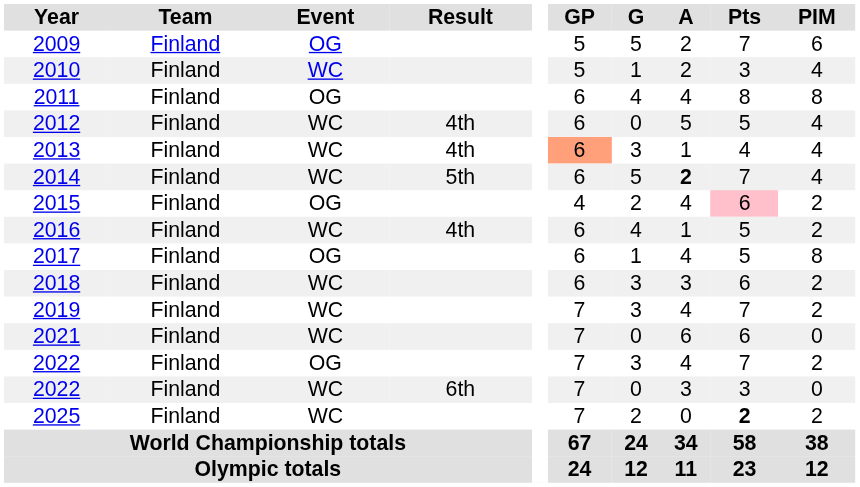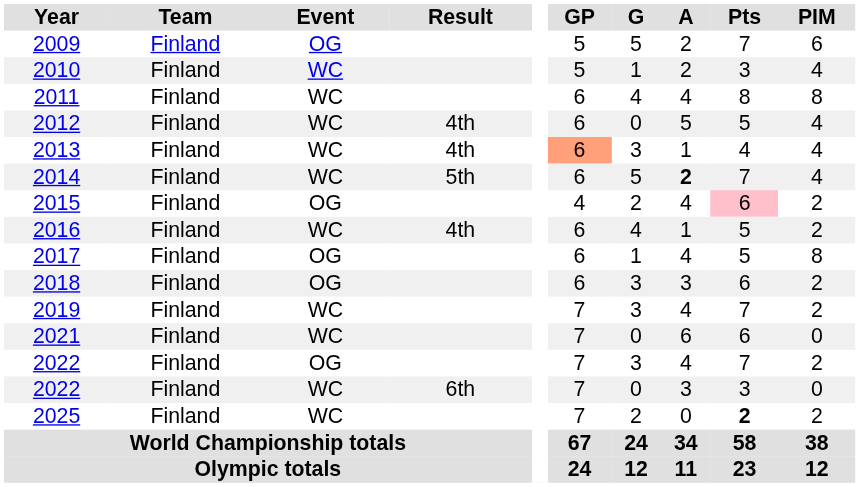(325, 96) OG -> (325, 96) WC
(325, 283) WC -> (325, 283) OG
